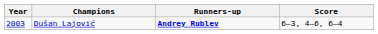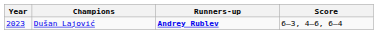(16, 23) 2003 -> (16, 23) 2023
